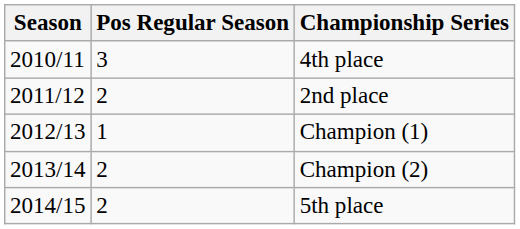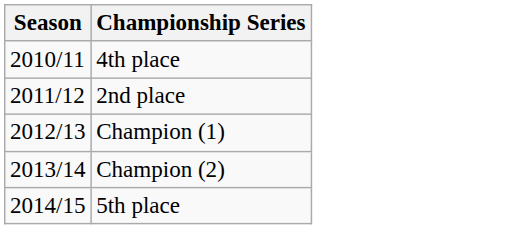- column: (193, 22)
